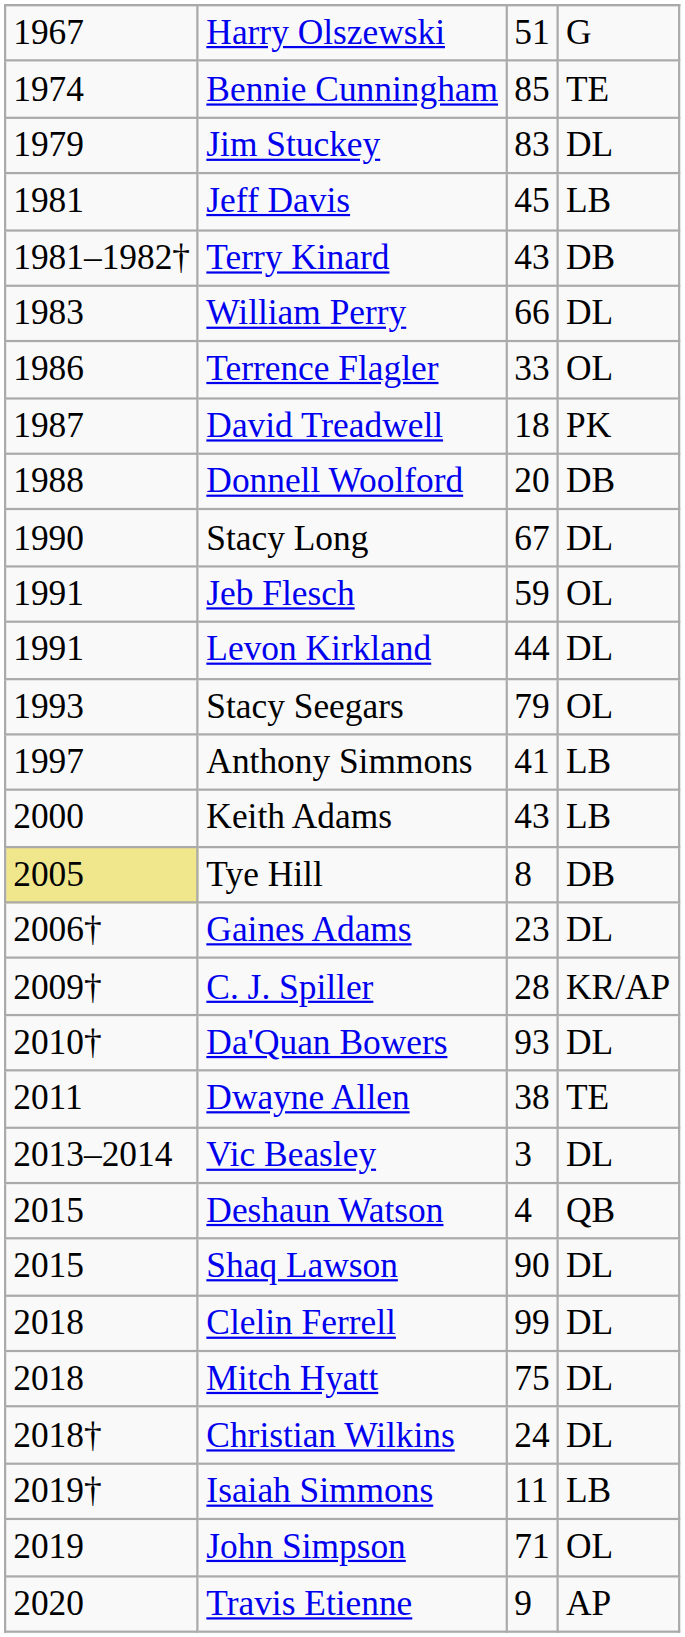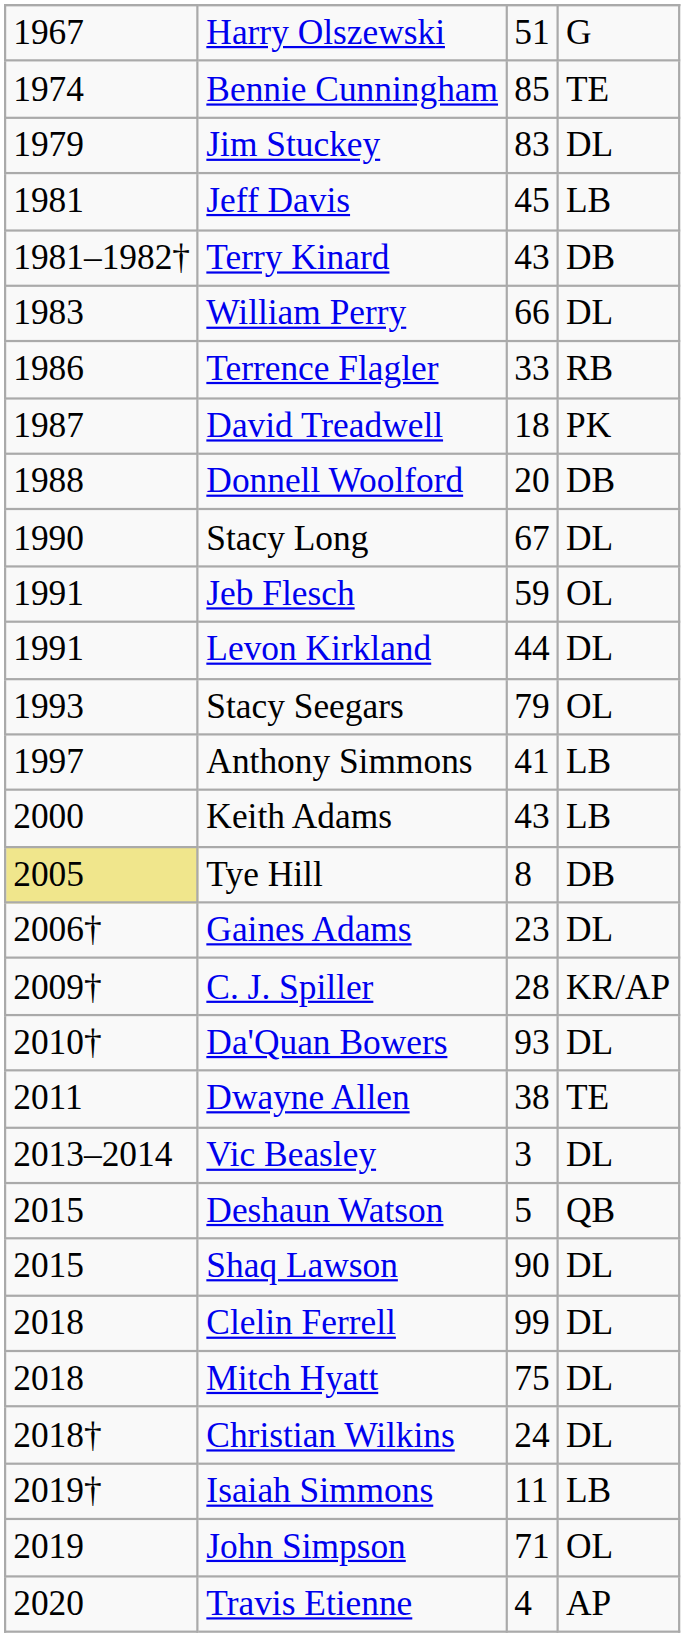(590, 369) OL -> (590, 369) RB
(523, 1210) 4 -> (523, 1210) 5
(523, 1602) 9 -> (523, 1602) 4
